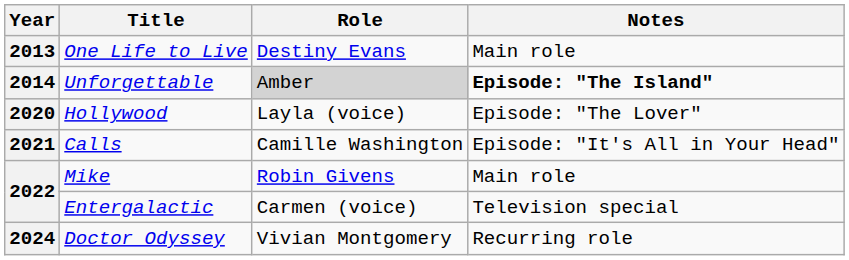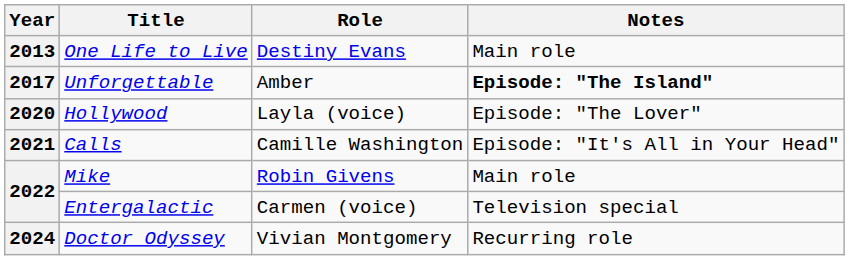(32, 83) 2014 -> (32, 83) 2017
(286, 83) lightgrey background -> (286, 83) no background
